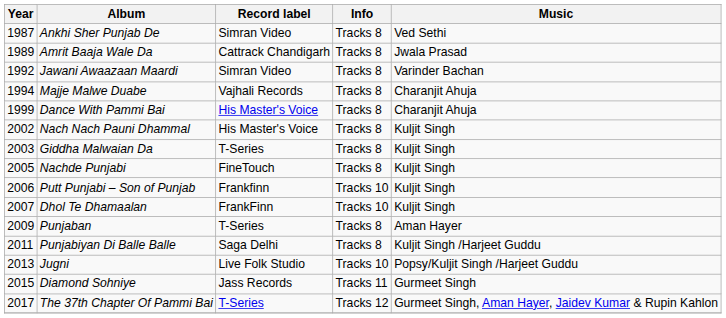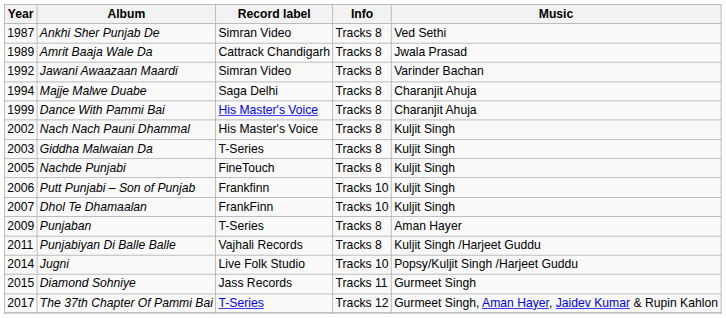(261, 91) Vajhali Records -> (248, 91) Saga Delhi
(248, 245) Saga Delhi -> (261, 245) Vajhali Records
(21, 264) 2013 -> (21, 264) 2014
